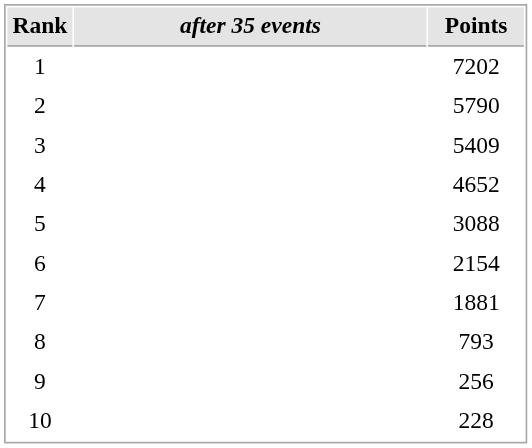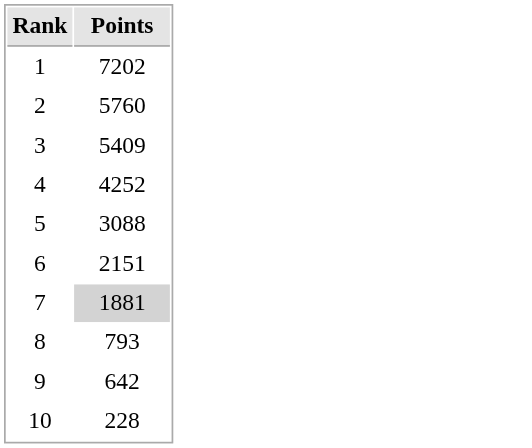- column: (250, 25)
(476, 106) 5790 -> (122, 106) 5760
(476, 184) 4652 -> (122, 184) 4252
(476, 263) 2154 -> (122, 263) 2151
(476, 302) no background -> (122, 302) lightgrey background
(476, 381) 256 -> (122, 381) 642
